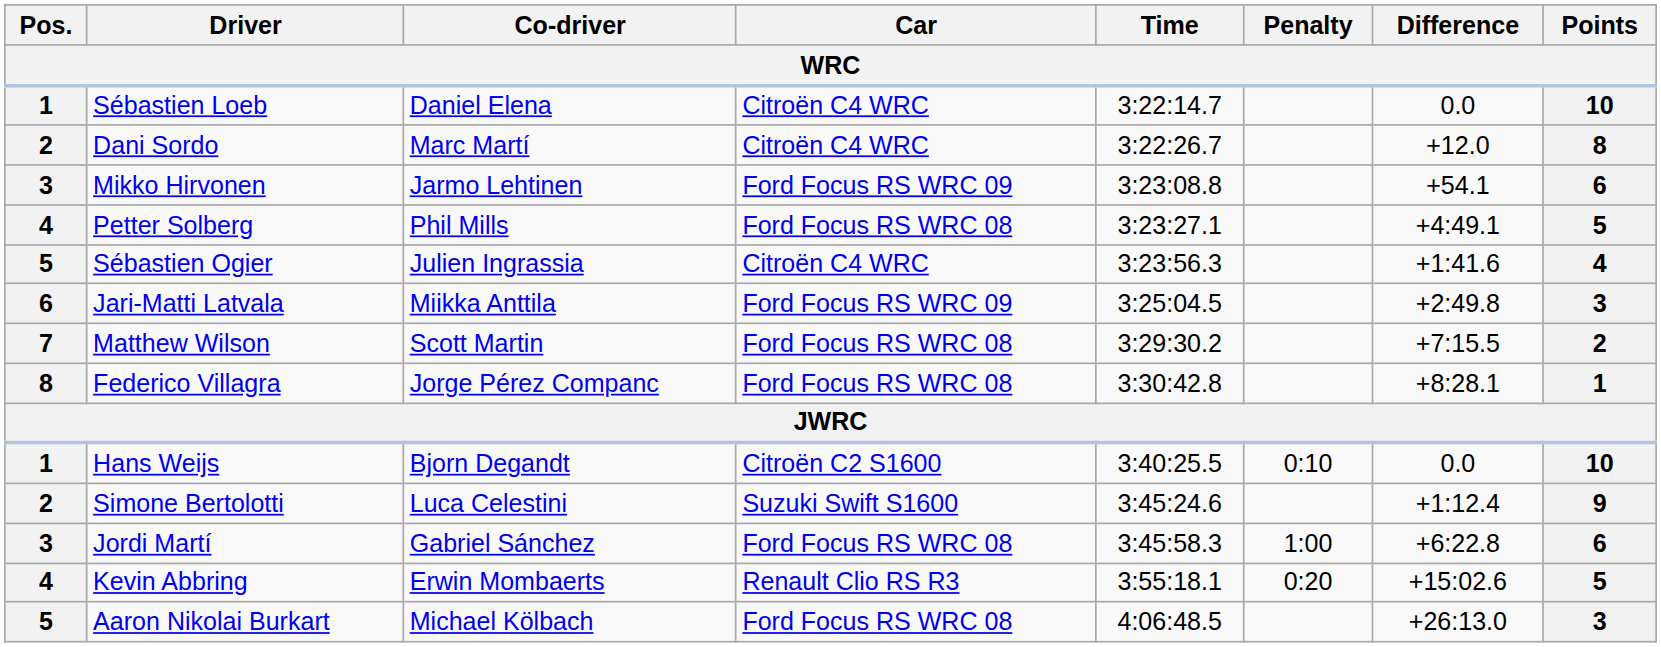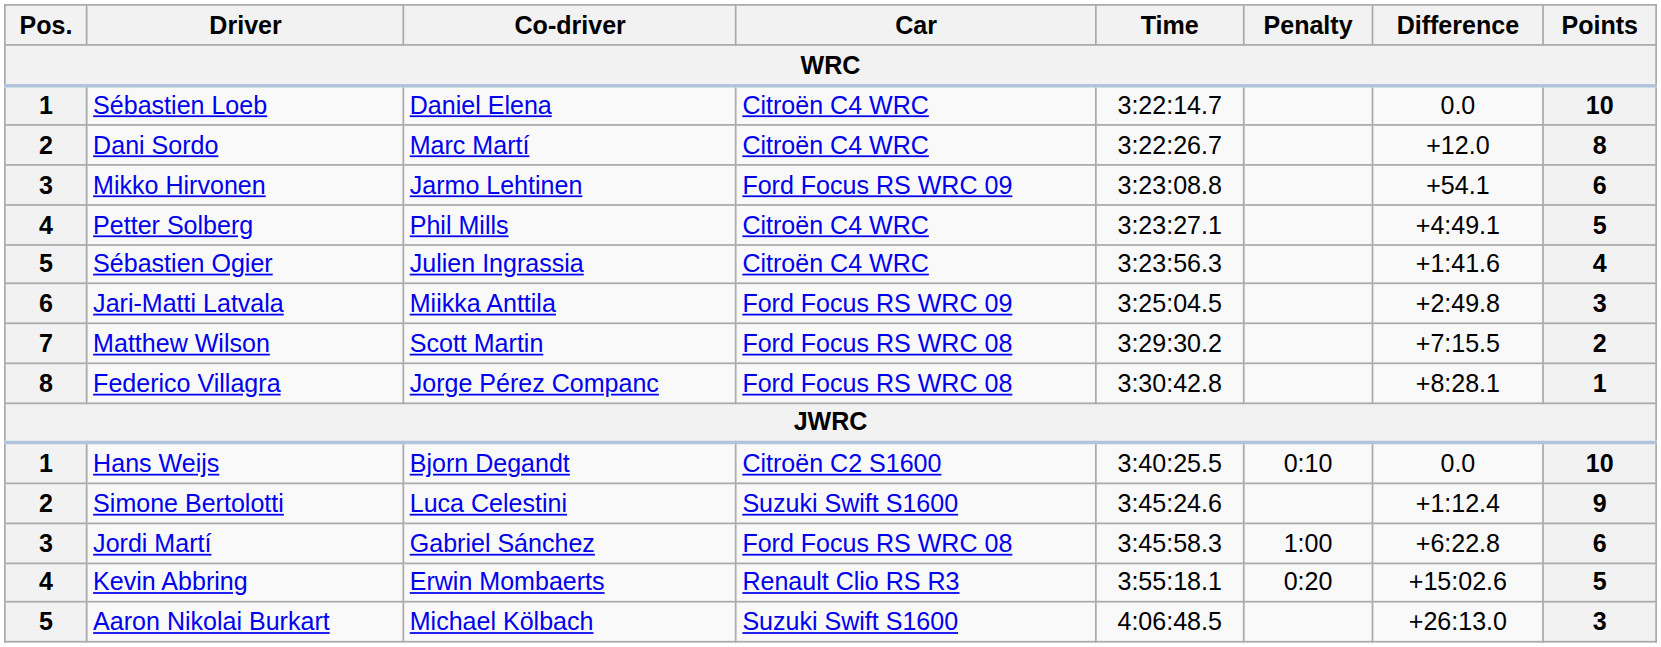(877, 225) Ford Focus RS WRC 08 -> (836, 225) Citroën C4 WRC
(877, 622) Ford Focus RS WRC 08 -> (850, 622) Suzuki Swift S1600
